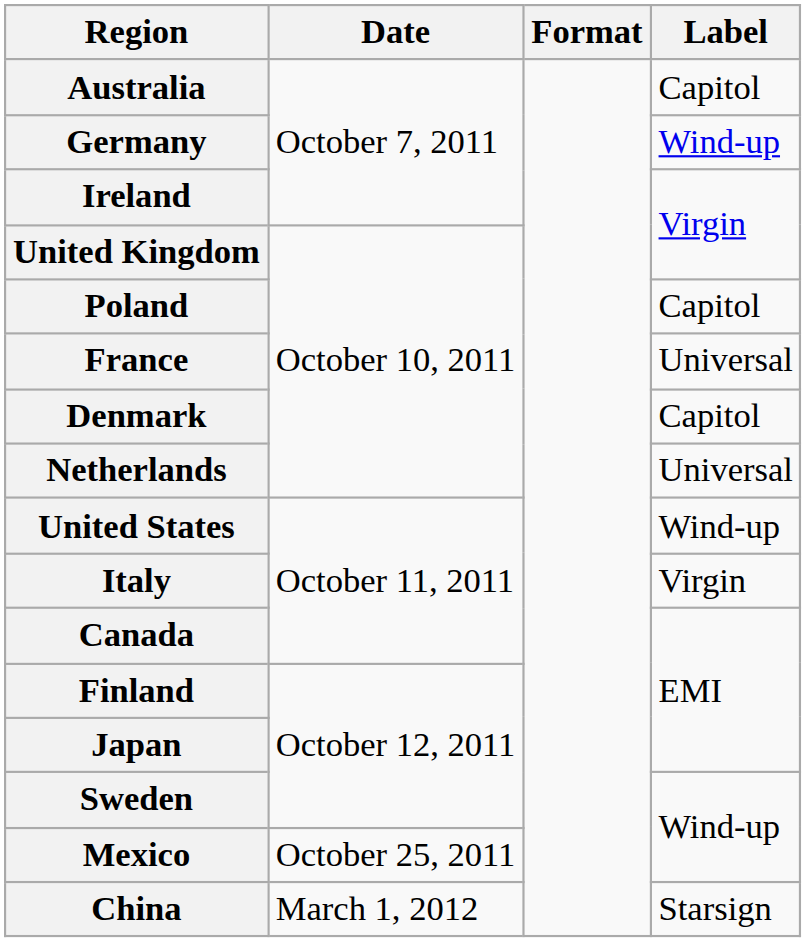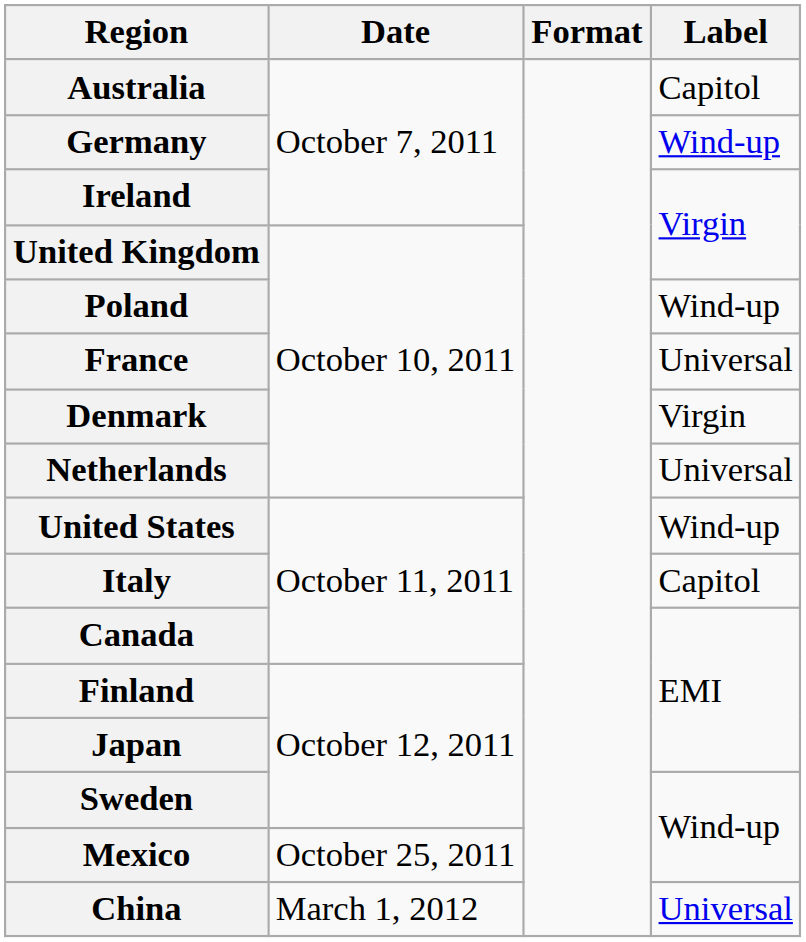(709, 305) Capitol -> (719, 305) Wind-up
(709, 415) Capitol -> (702, 415) Virgin
(702, 580) Virgin -> (709, 580) Capitol
(715, 908) Starsign -> (726, 908) Universal
